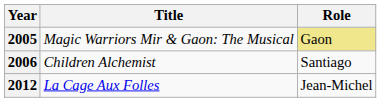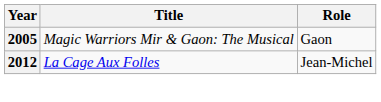(316, 39) khaki background -> (316, 39) no background
- row: (22, 62)
